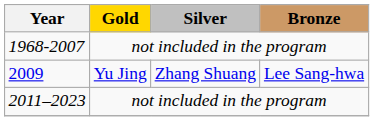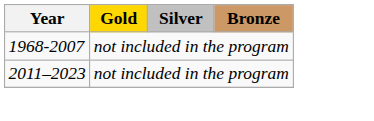- row: (26, 73)
